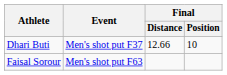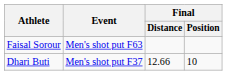rows swapped: (28, 45) <-> (34, 62)
